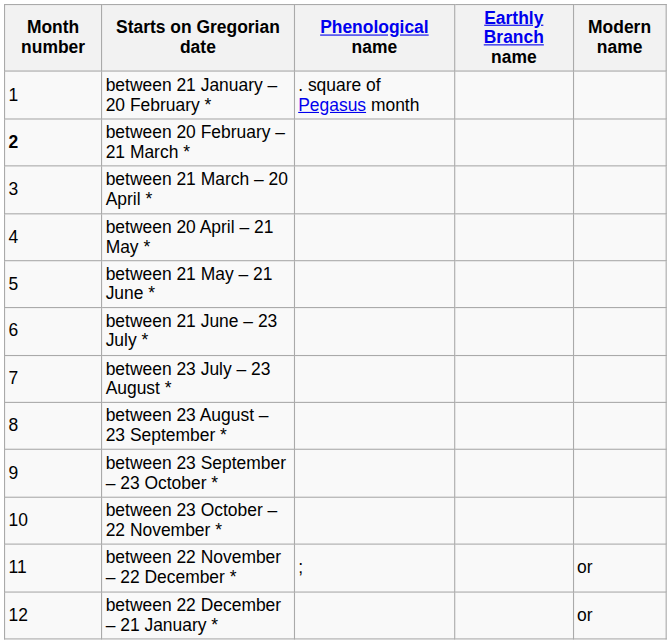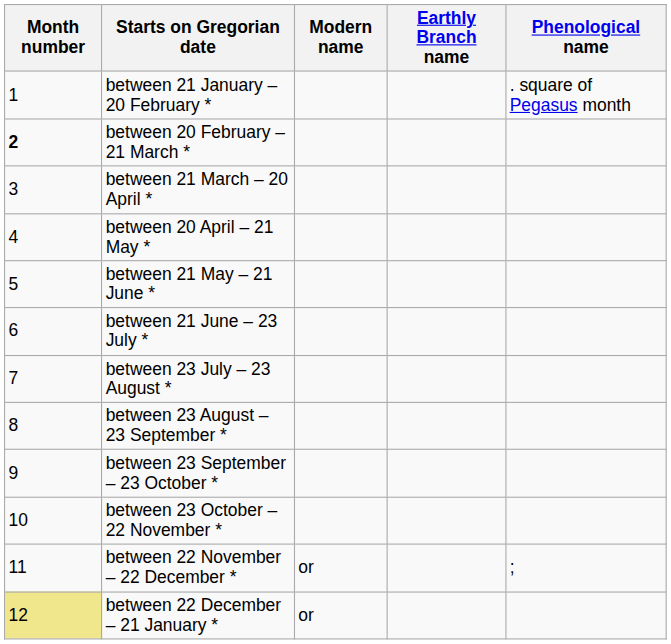columns swapped: (374, 37) <-> (620, 37)
(18, 615) no background -> (18, 615) khaki background
